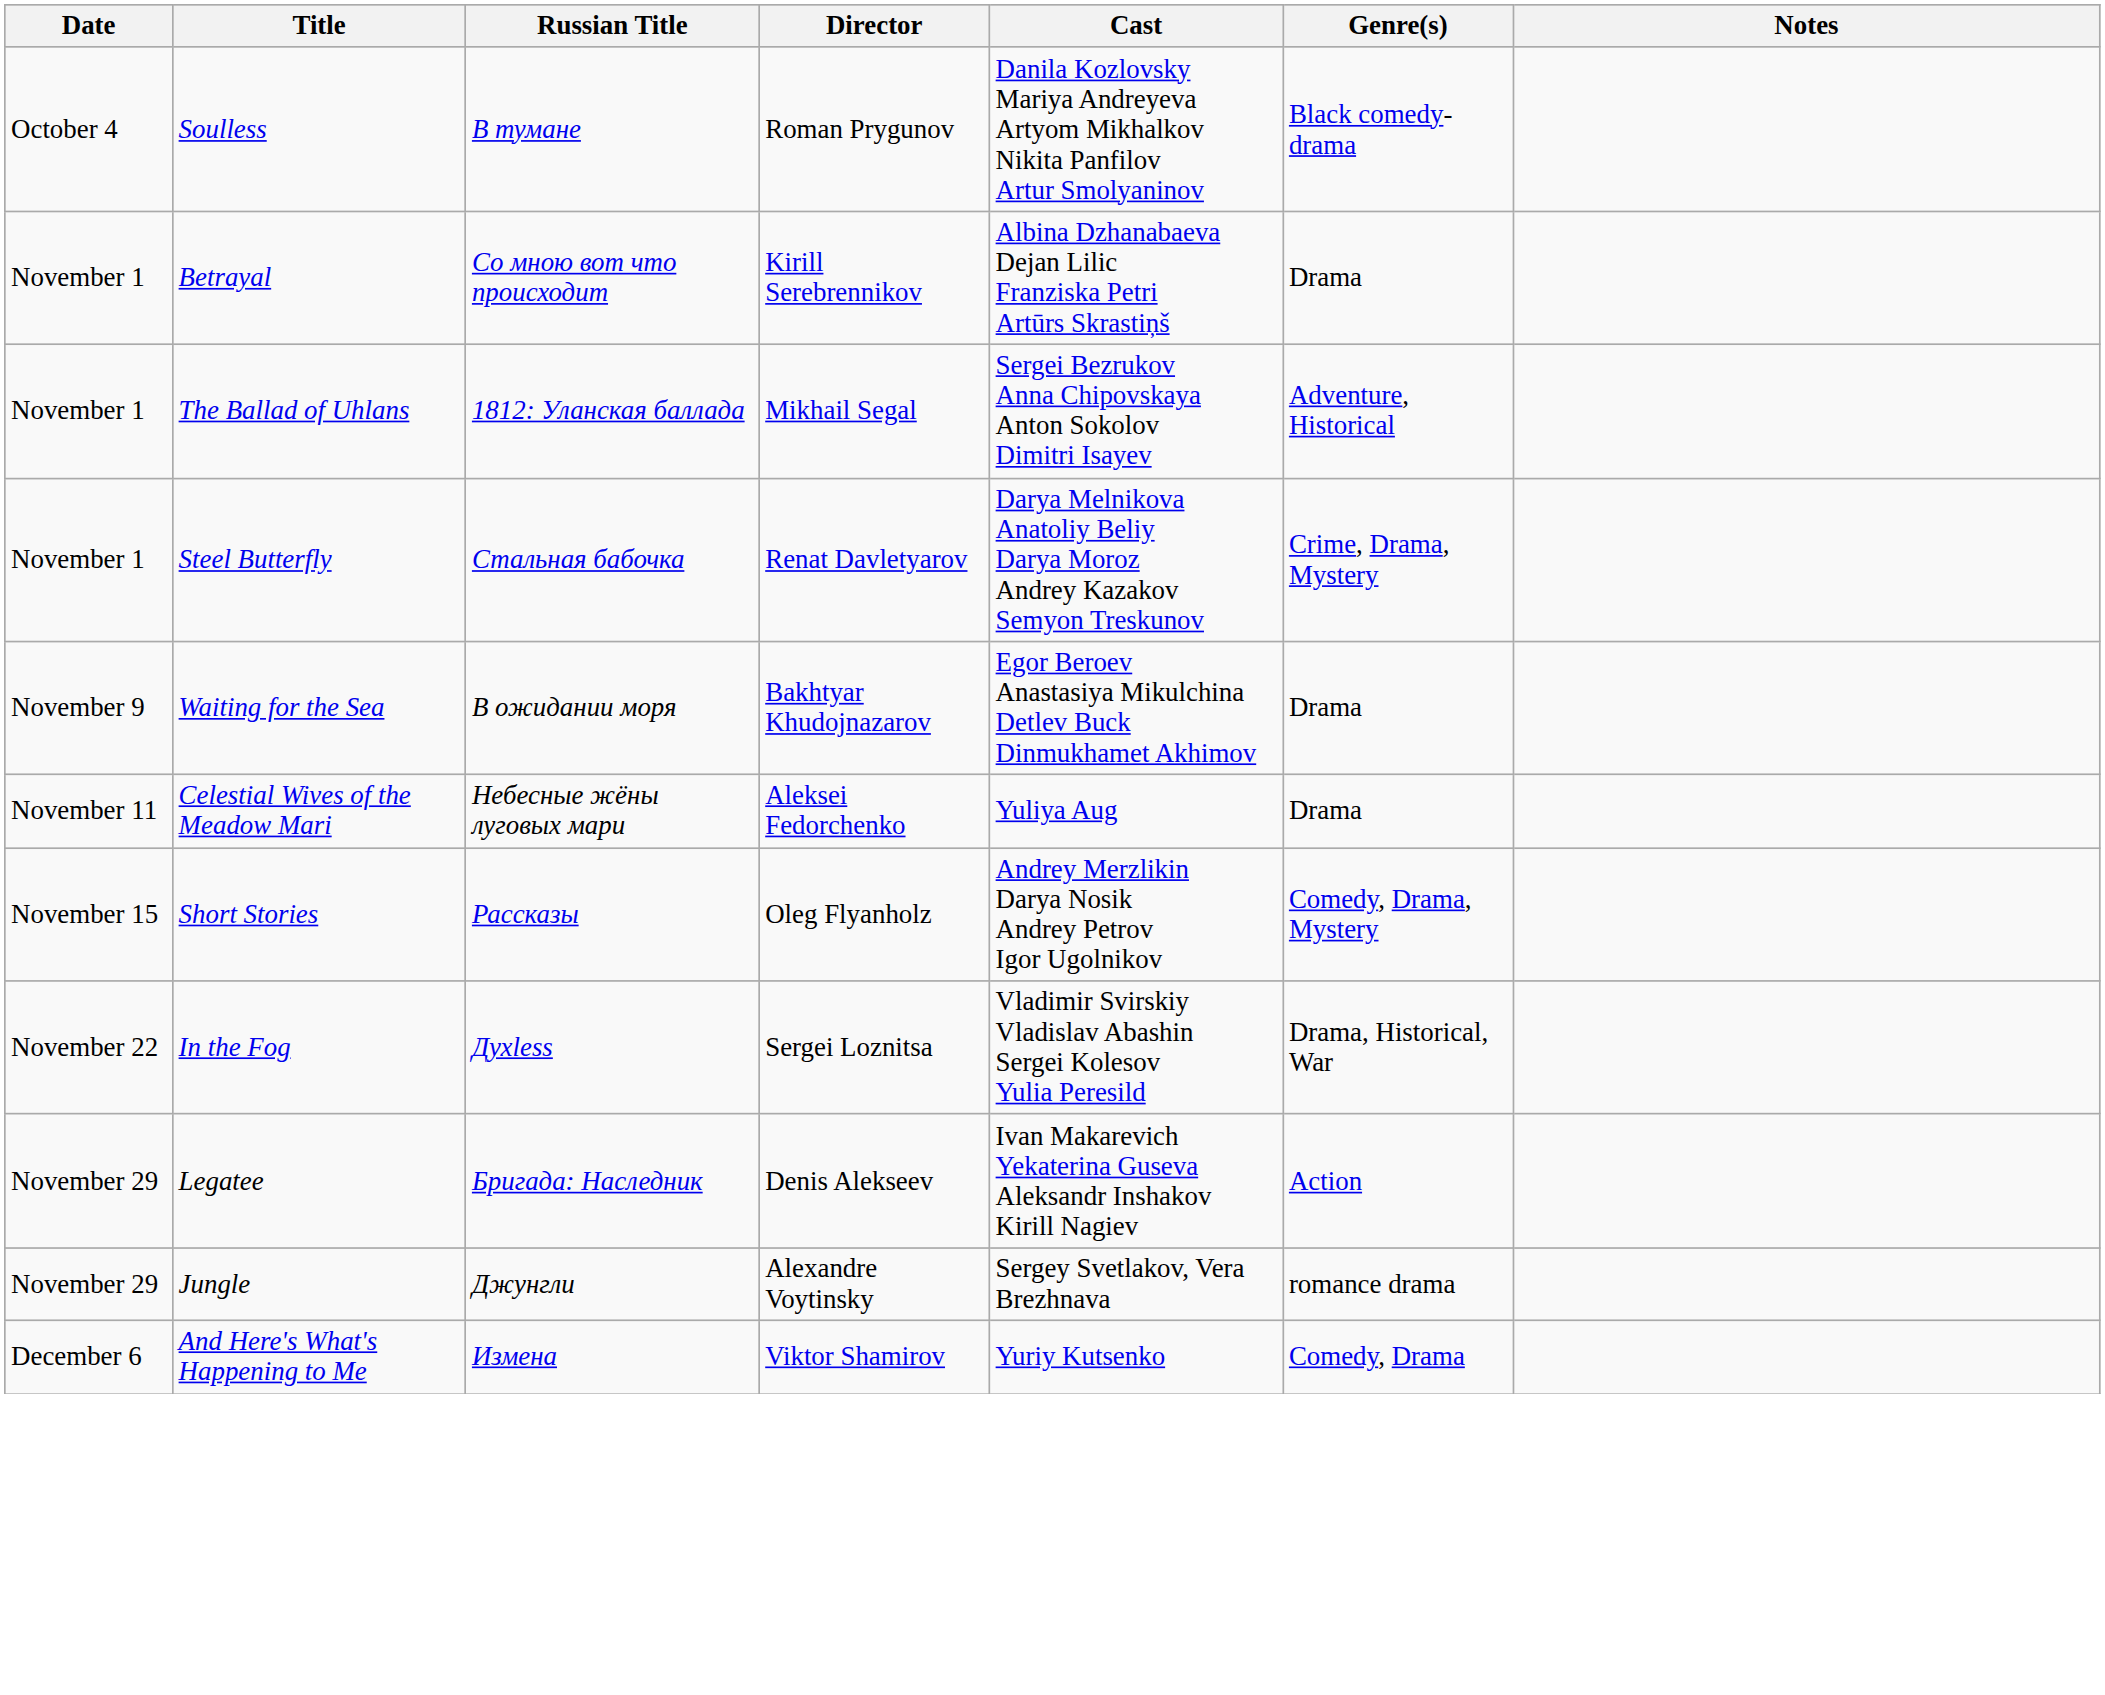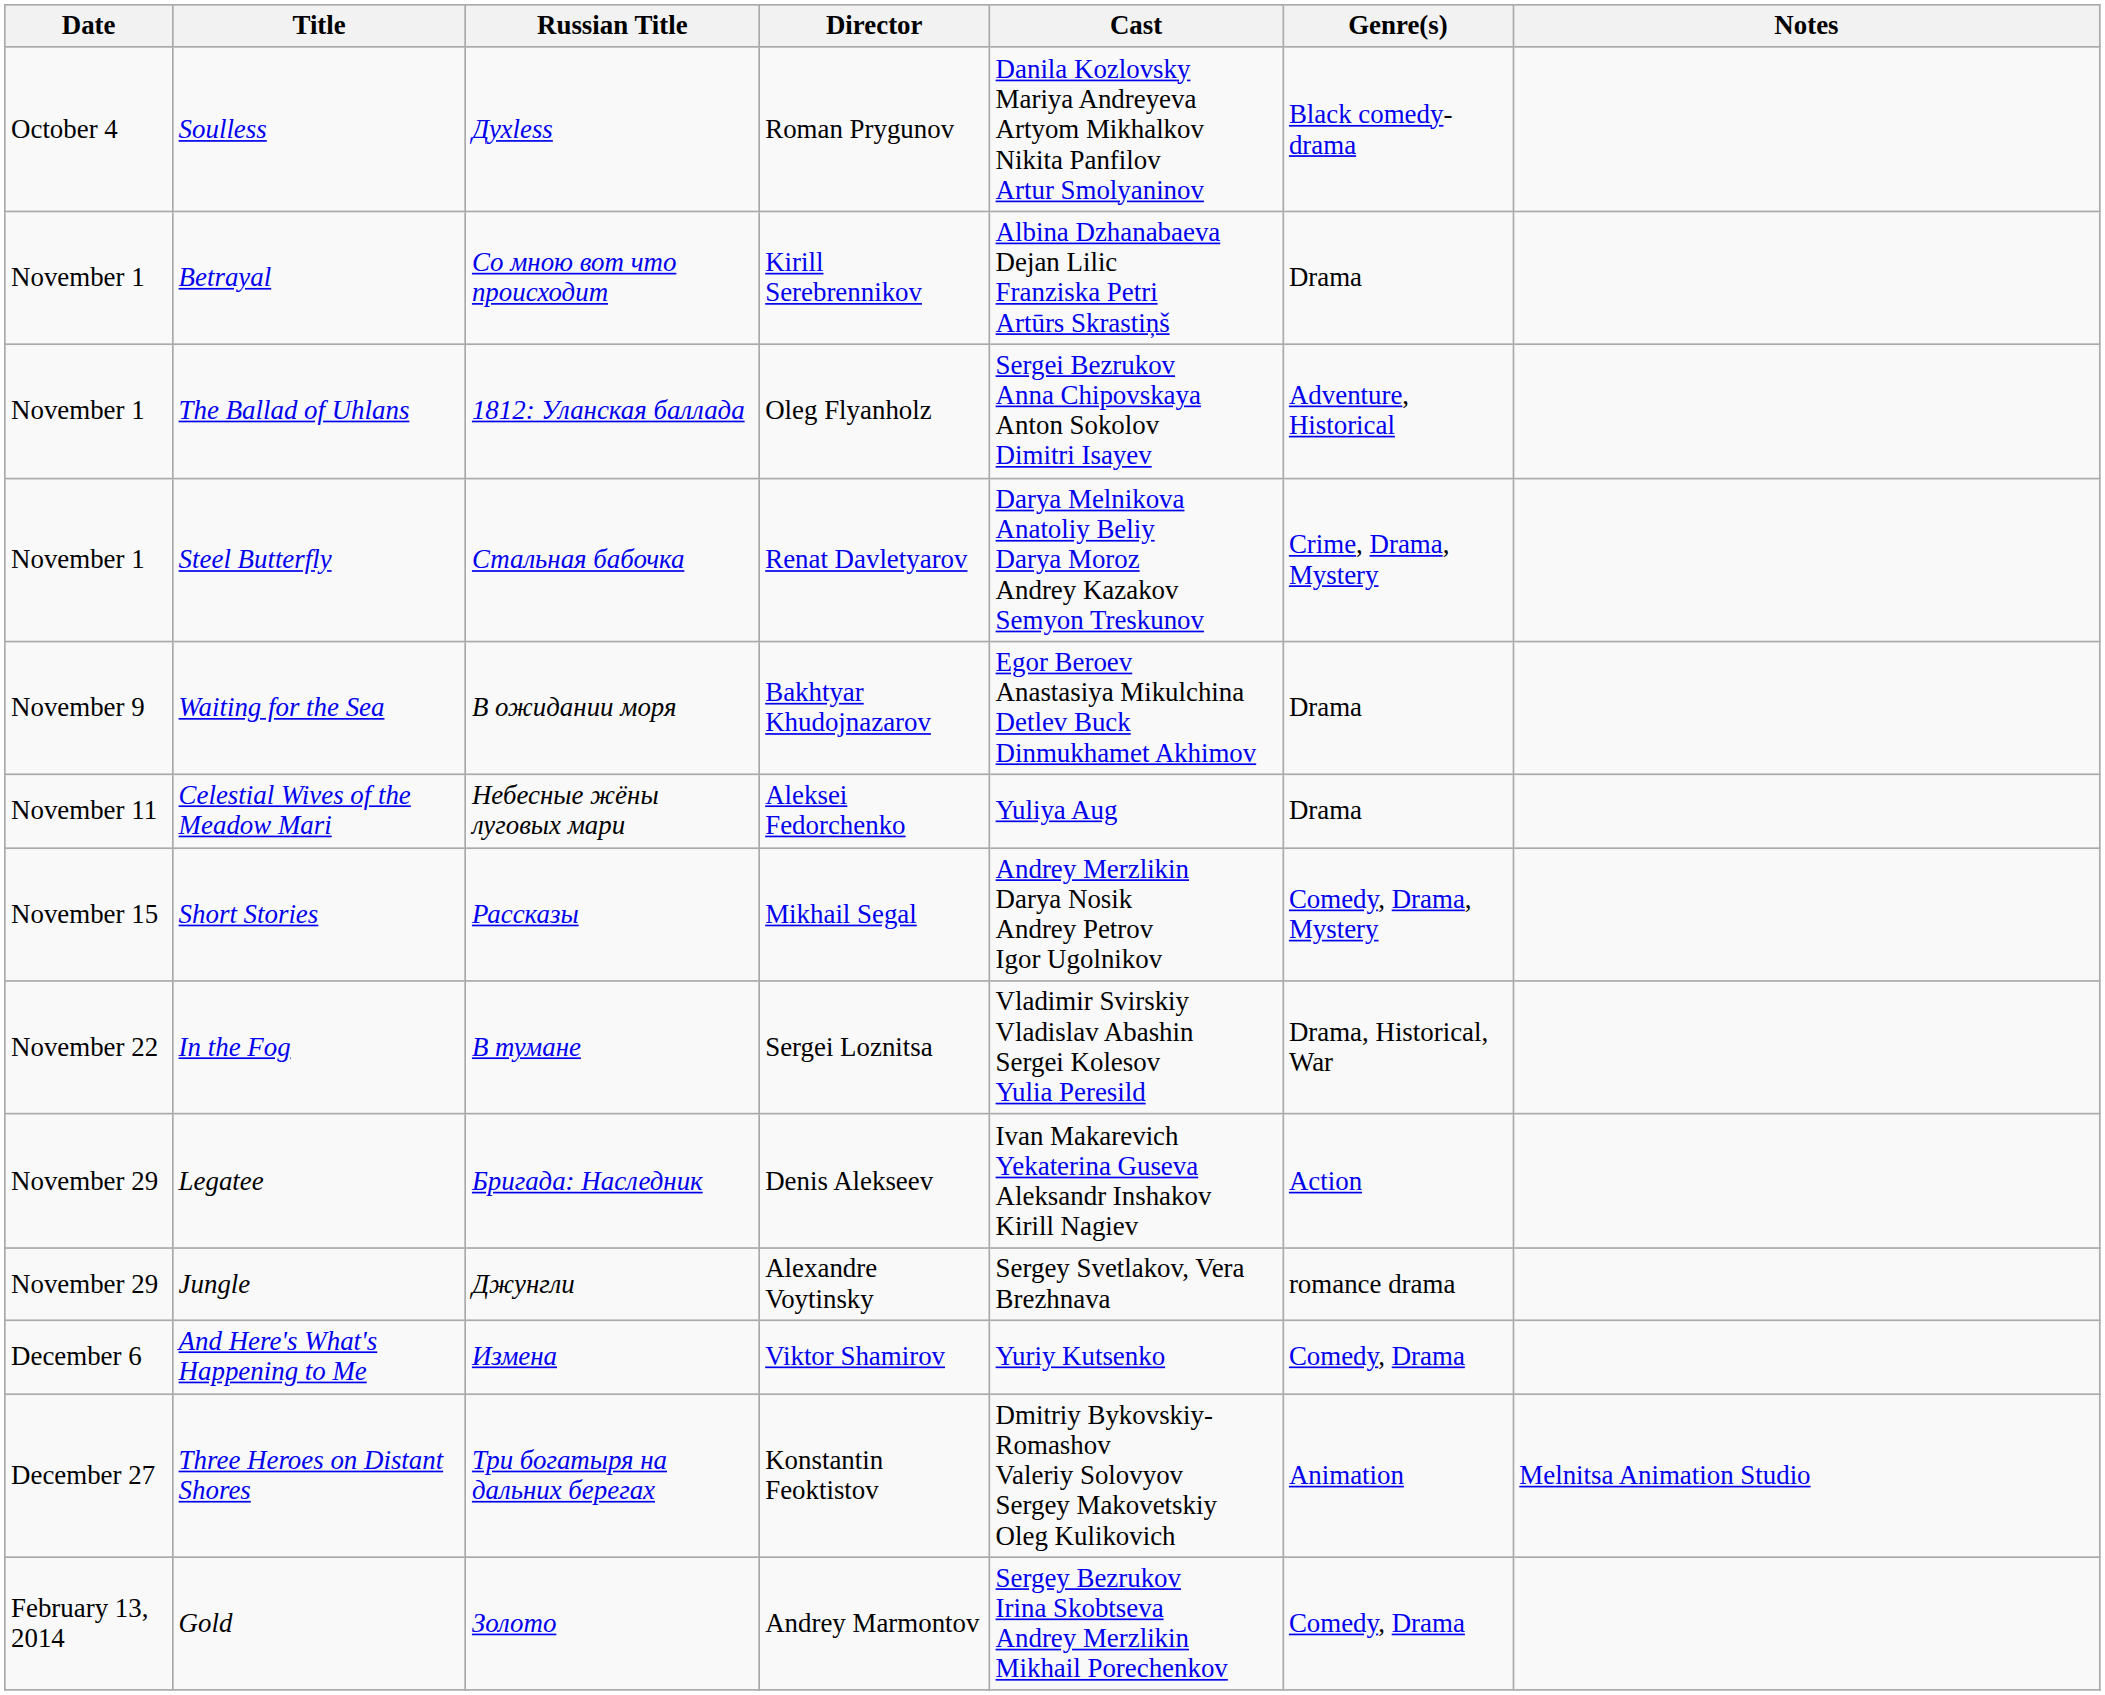(526, 128) В тумане -> (512, 128) Духless
(841, 410) Mikhail Segal -> (848, 410) Oleg Flyanholz
(848, 913) Oleg Flyanholz -> (841, 913) Mikhail Segal
(512, 1047) Духless -> (526, 1047) В тумане
+ row: (311, 1474)
+ row: (205, 1623)
